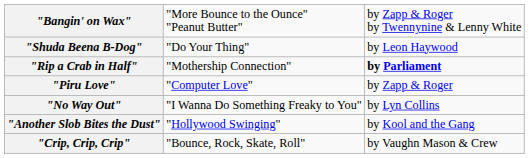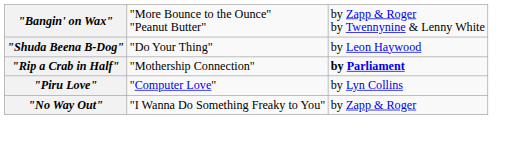(410, 85) by Zapp & Roger -> (367, 85) by Lyn Collins
(403, 104) by Lyn Collins -> (374, 104) by Zapp & Roger
- row: (84, 124)
- row: (84, 143)
